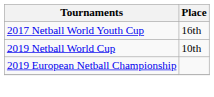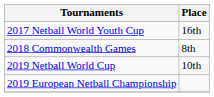+ row: (71, 48)
